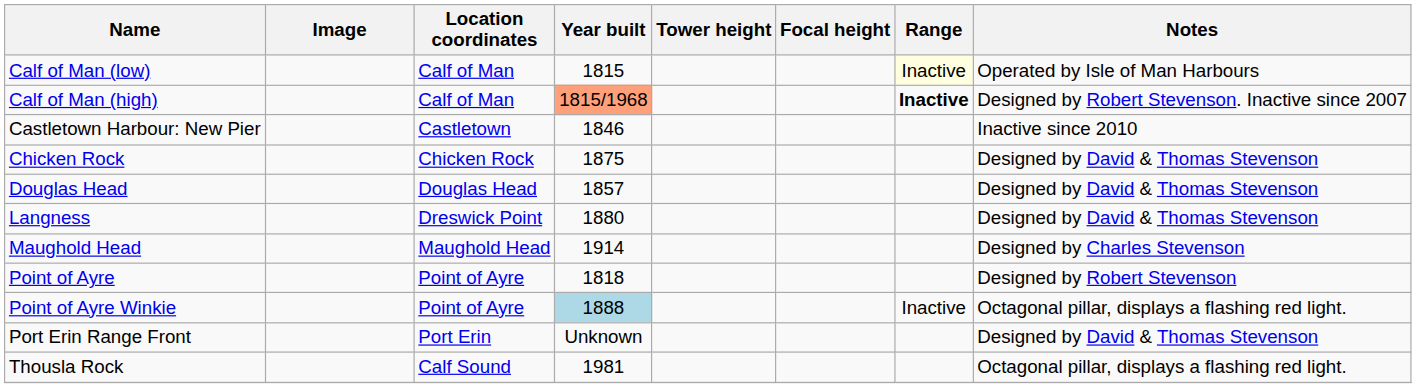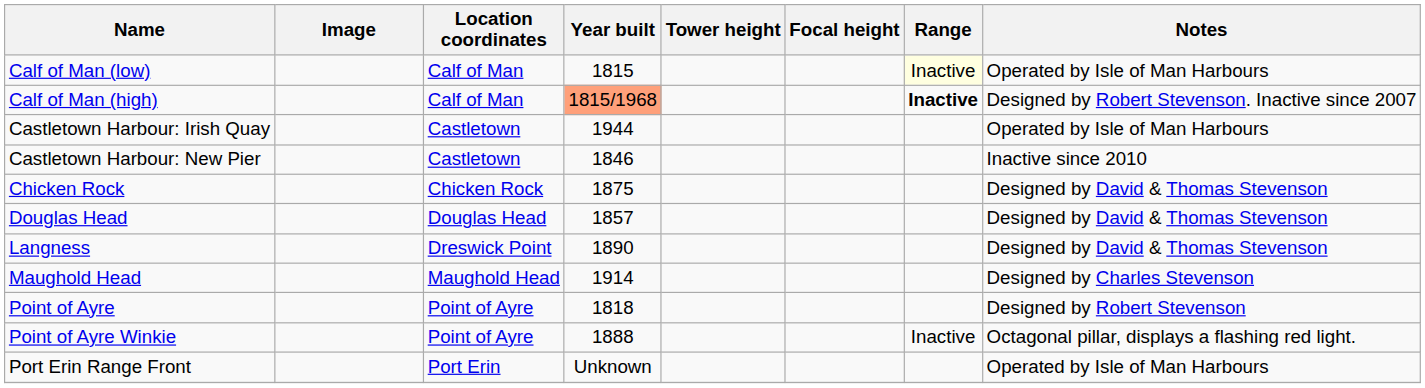+ row: (139, 129)
(603, 218) 1880 -> (613, 248) 1890
(603, 307) lightblue background -> (613, 337) no background
(1148, 337) Designed by David & Thomas Stevenson -> (1128, 366) Operated by Isle of Man Harbours
- row: (66, 366)
